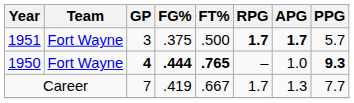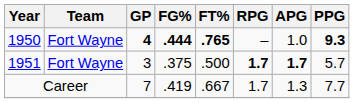rows swapped: (24, 63) <-> (24, 40)
